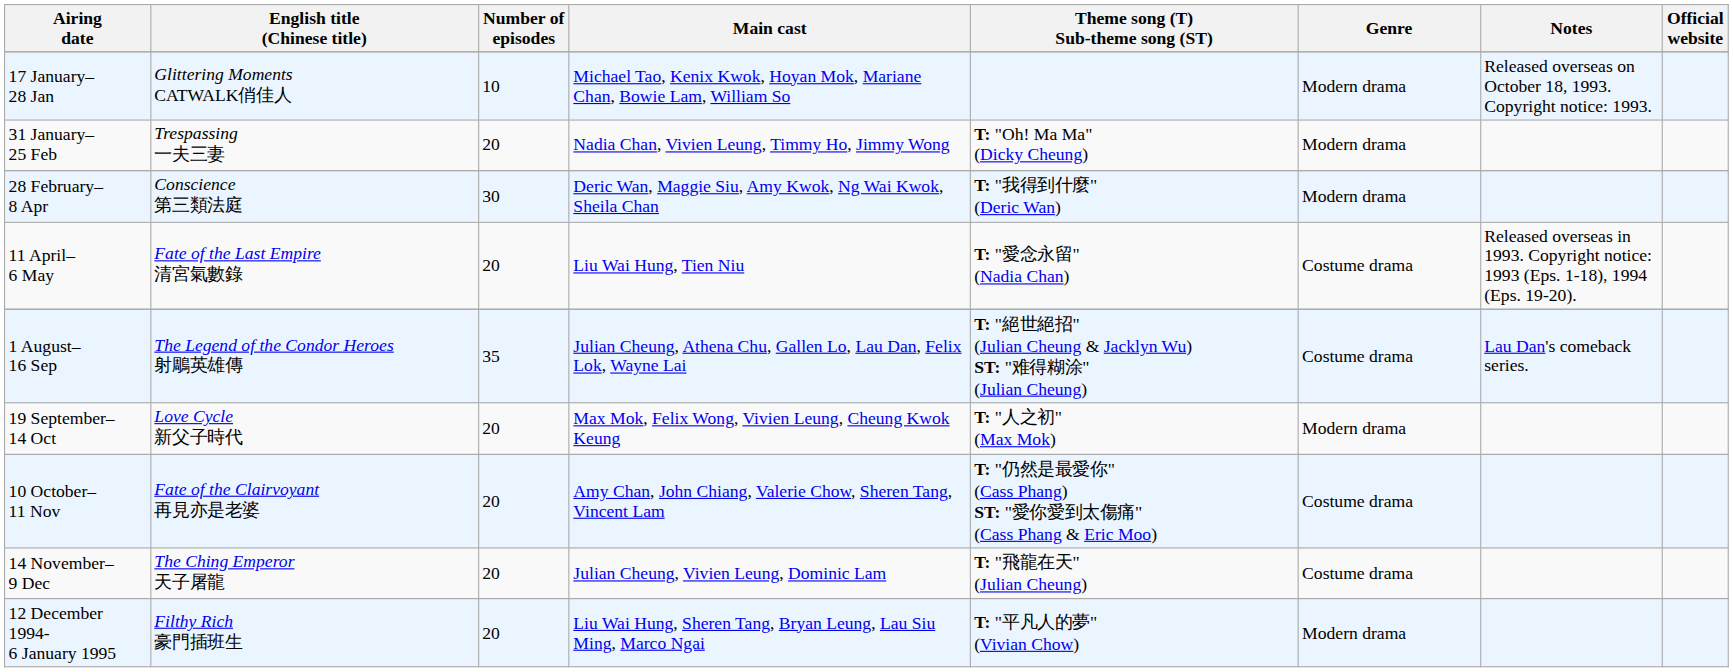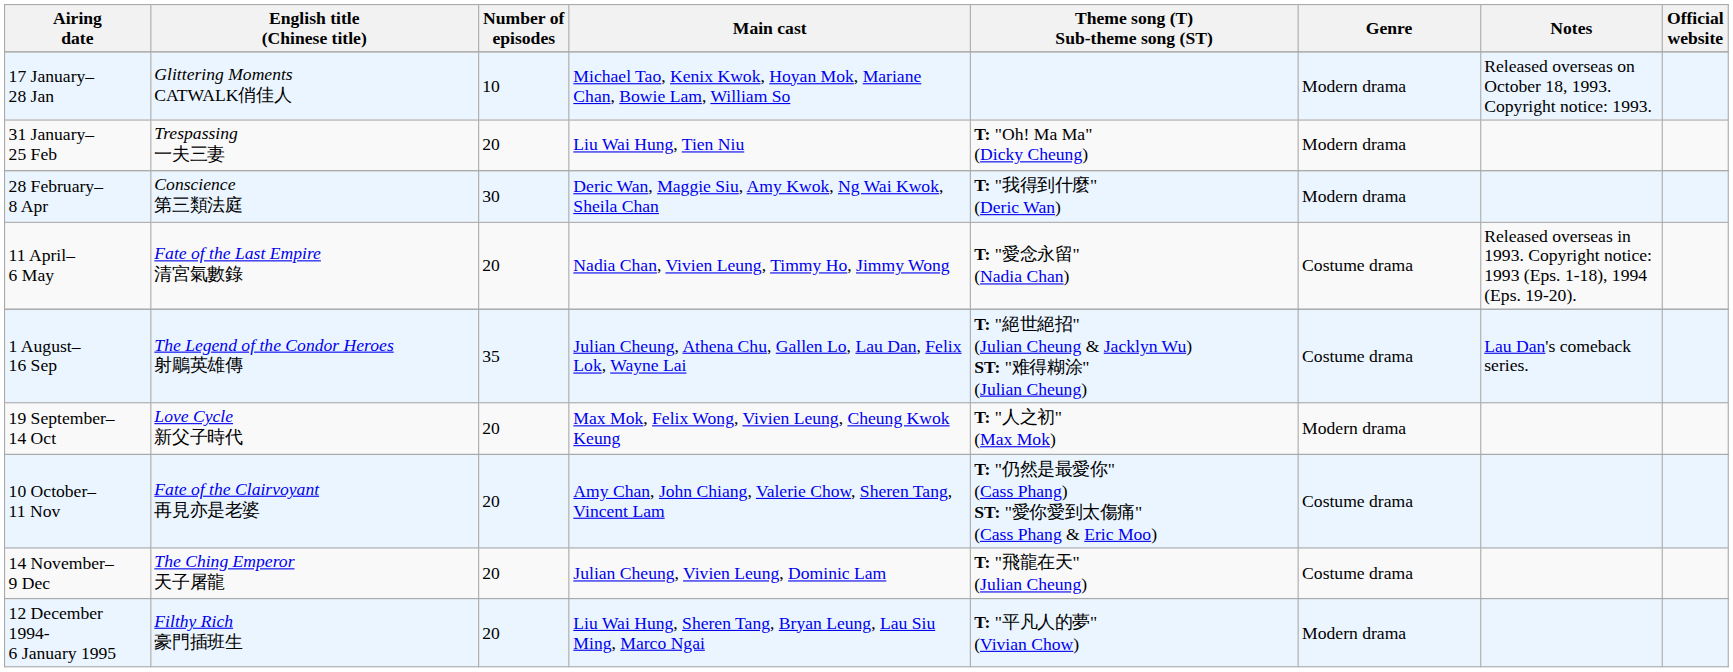(762, 145) Nadia Chan, Vivien Leung, Timmy Ho, Jimmy Wong -> (659, 145) Liu Wai Hung, Tien Niu
(659, 265) Liu Wai Hung, Tien Niu -> (762, 265) Nadia Chan, Vivien Leung, Timmy Ho, Jimmy Wong
